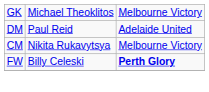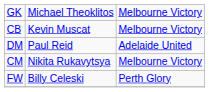+ row: (14, 29)
(147, 62) bold -> (145, 78) normal
